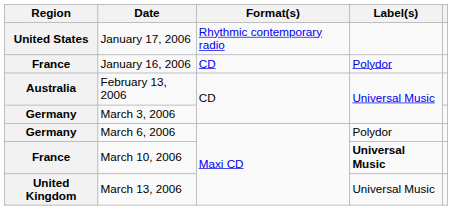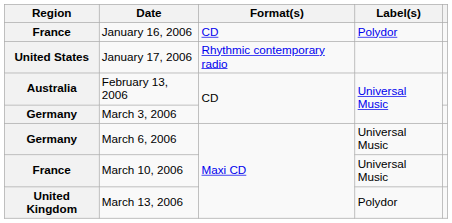rows swapped: (146, 63) <-> (146, 38)
(372, 132) Polydor -> (382, 139) Universal Music
(379, 157) bold -> (382, 170) normal
(394, 189) Universal Music -> (377, 202) Polydor
